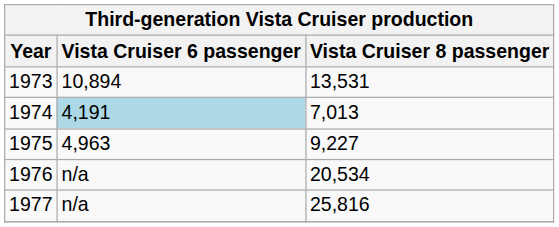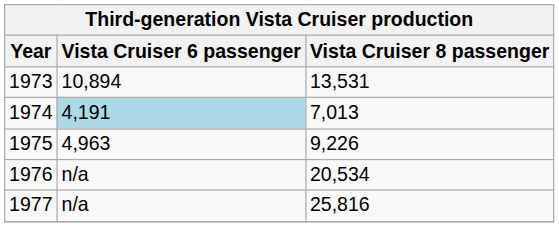(334, 143) 9,227 -> (334, 143) 9,226
